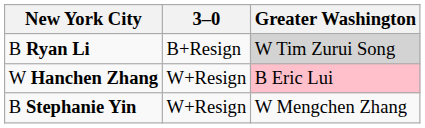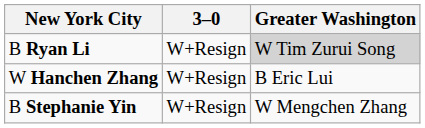(204, 48) B+Resign -> (206, 48) W+Resign
(294, 78) pink background -> (294, 78) no background
